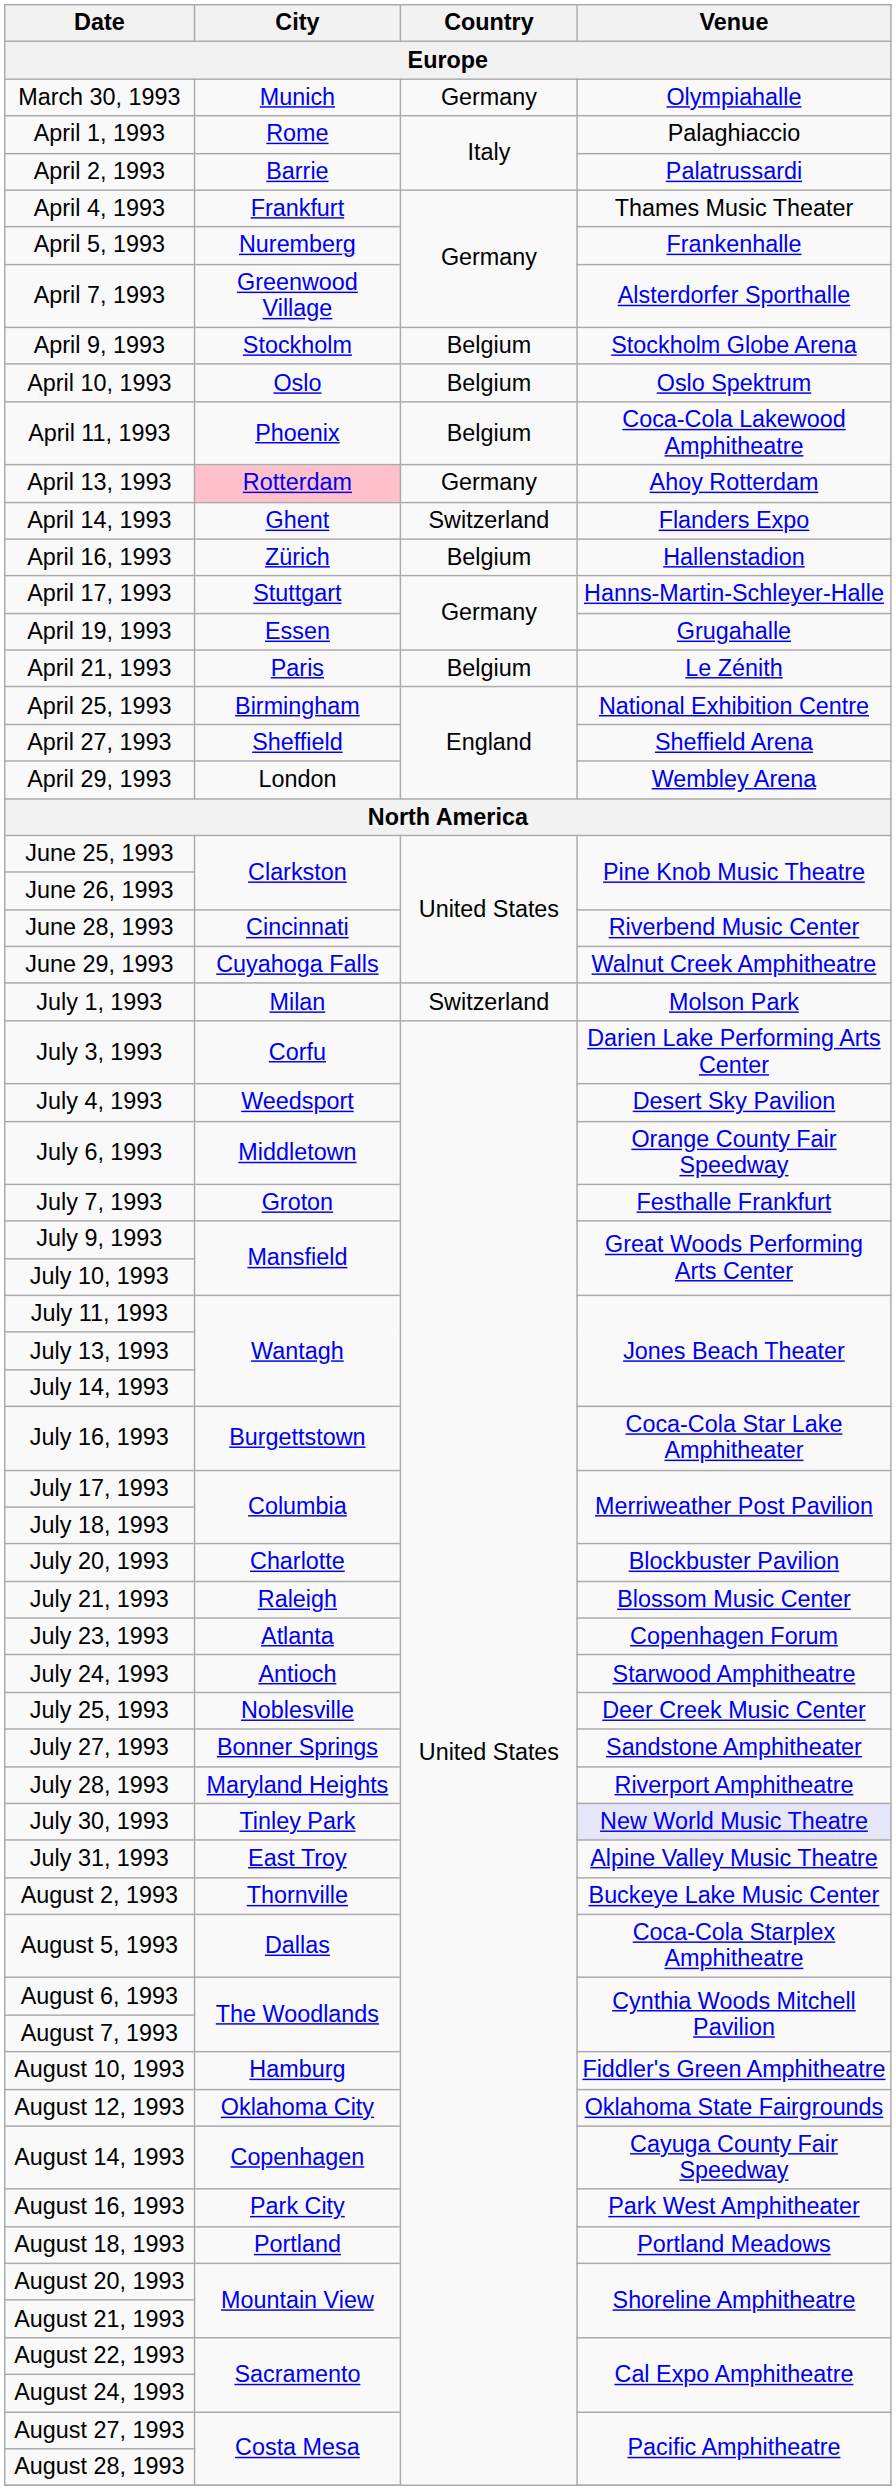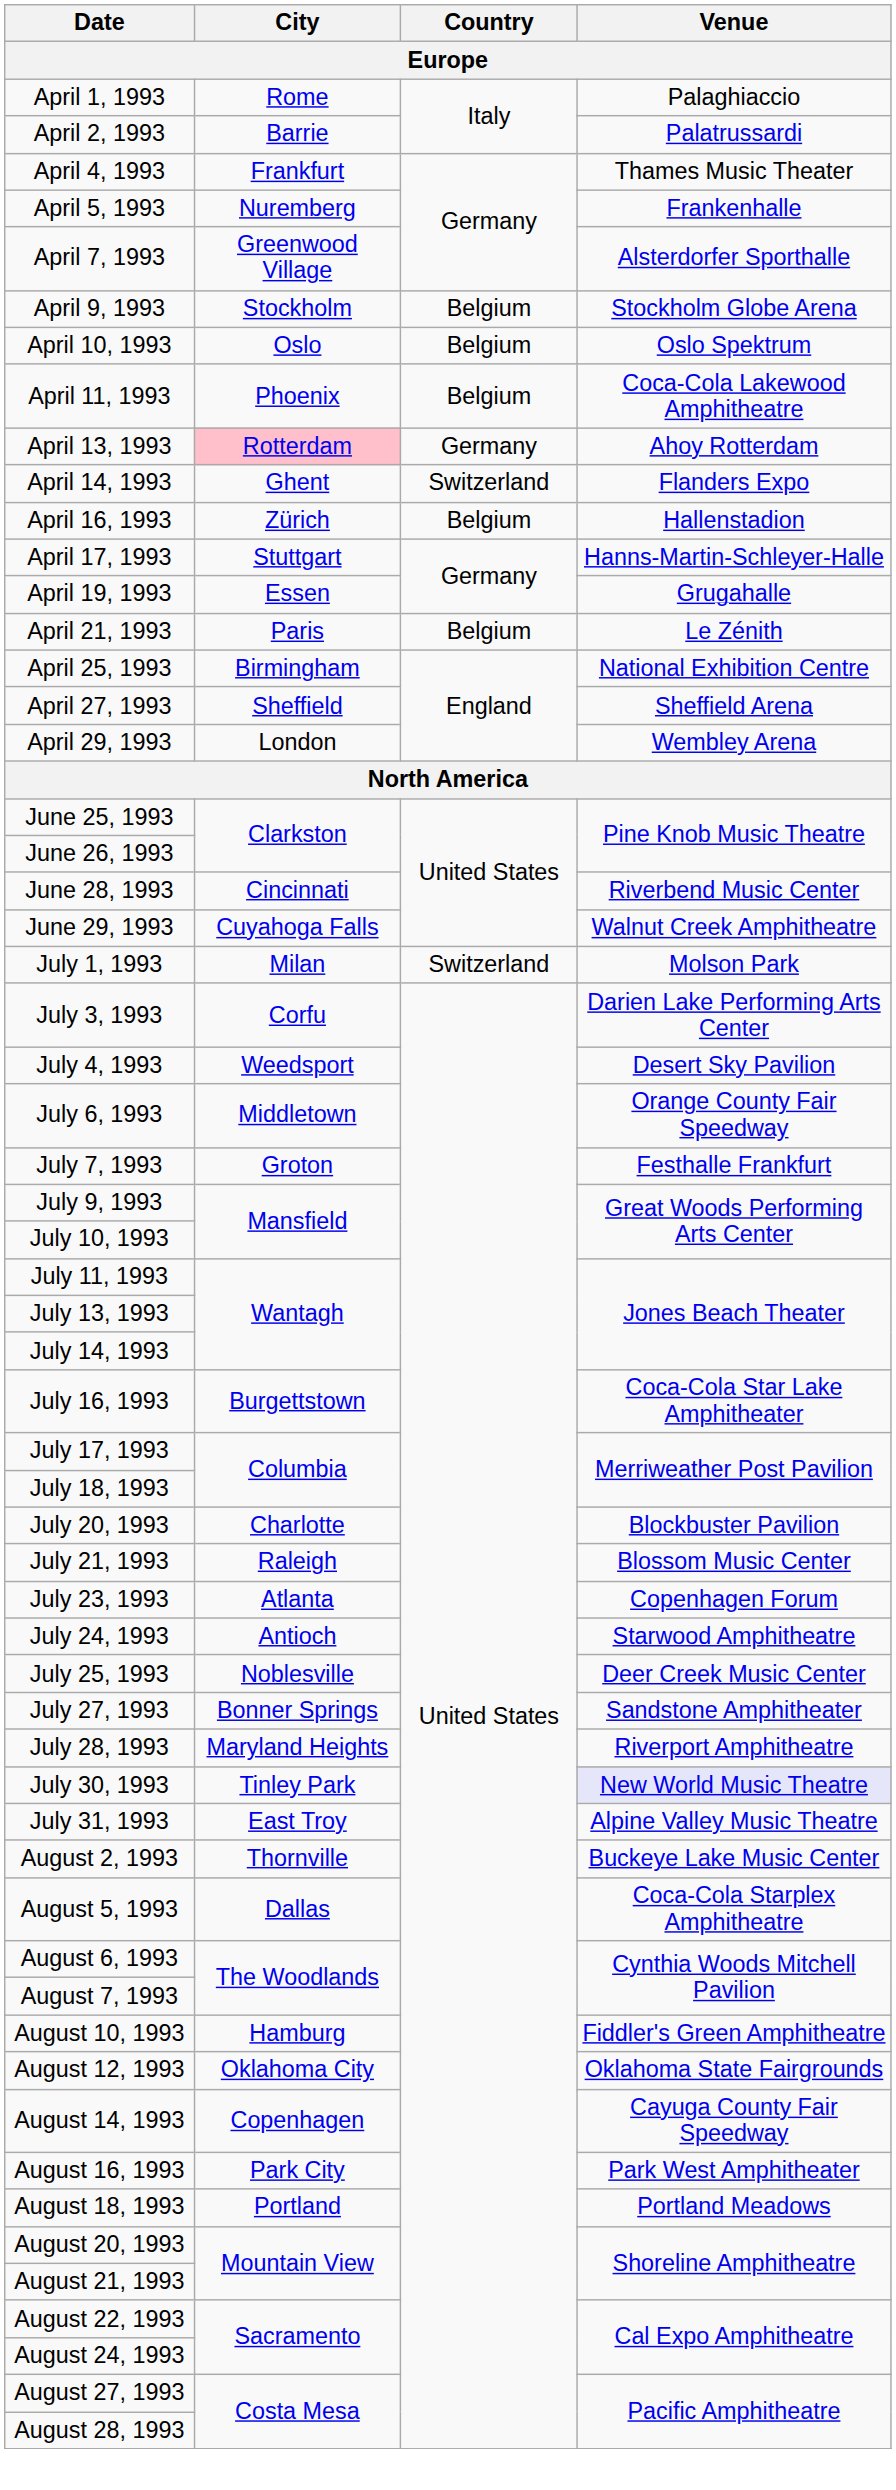- row: (99, 97)
